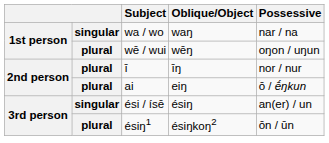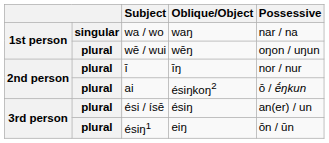(179, 86) eiŋ -> (194, 88) ésiŋkoŋ2
(97, 104) singular -> (97, 108) plural
(194, 124) ésiŋkoŋ2 -> (179, 127) eiŋ
